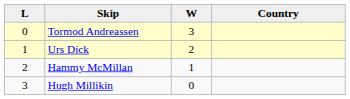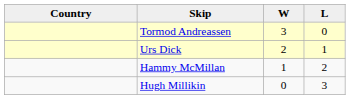columns swapped: (278, 13) <-> (25, 13)
